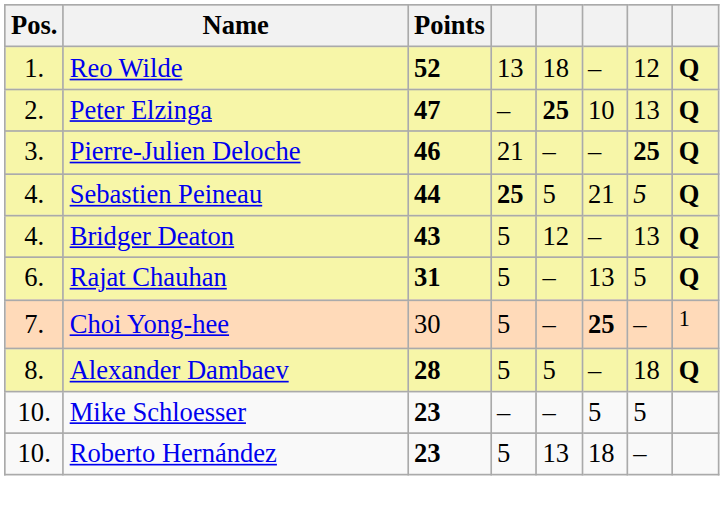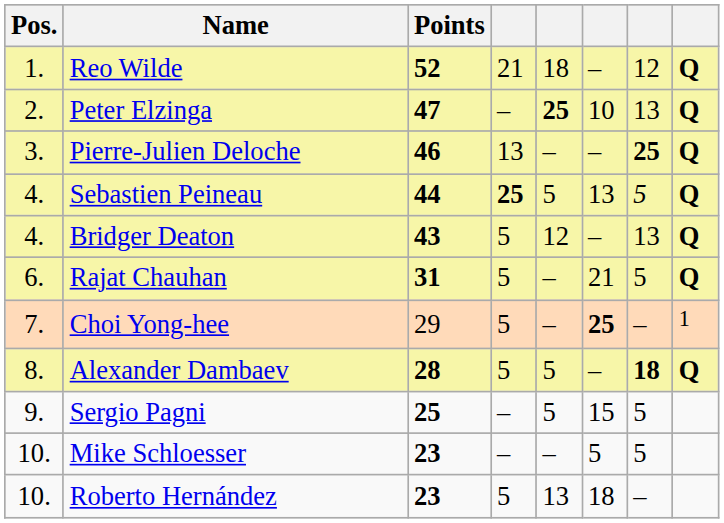(510, 67) 13 -> (510, 67) 21
(510, 151) 21 -> (510, 151) 13
(601, 194) 21 -> (601, 194) 13
(601, 278) 13 -> (601, 278) 21
(427, 323) 30 -> (427, 323) 29
(647, 369) normal -> (647, 369) bold
+ row: (138, 411)
